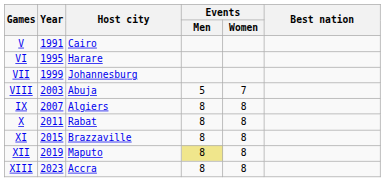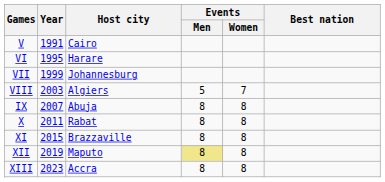(82, 91) Abuja -> (88, 91) Algiers
(88, 106) Algiers -> (82, 106) Abuja
